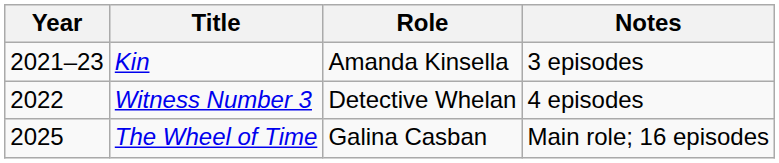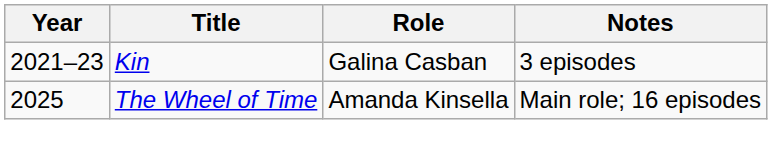(418, 61) Amanda Kinsella -> (408, 61) Galina Casban
- row: (213, 99)
(408, 137) Galina Casban -> (418, 99) Amanda Kinsella
